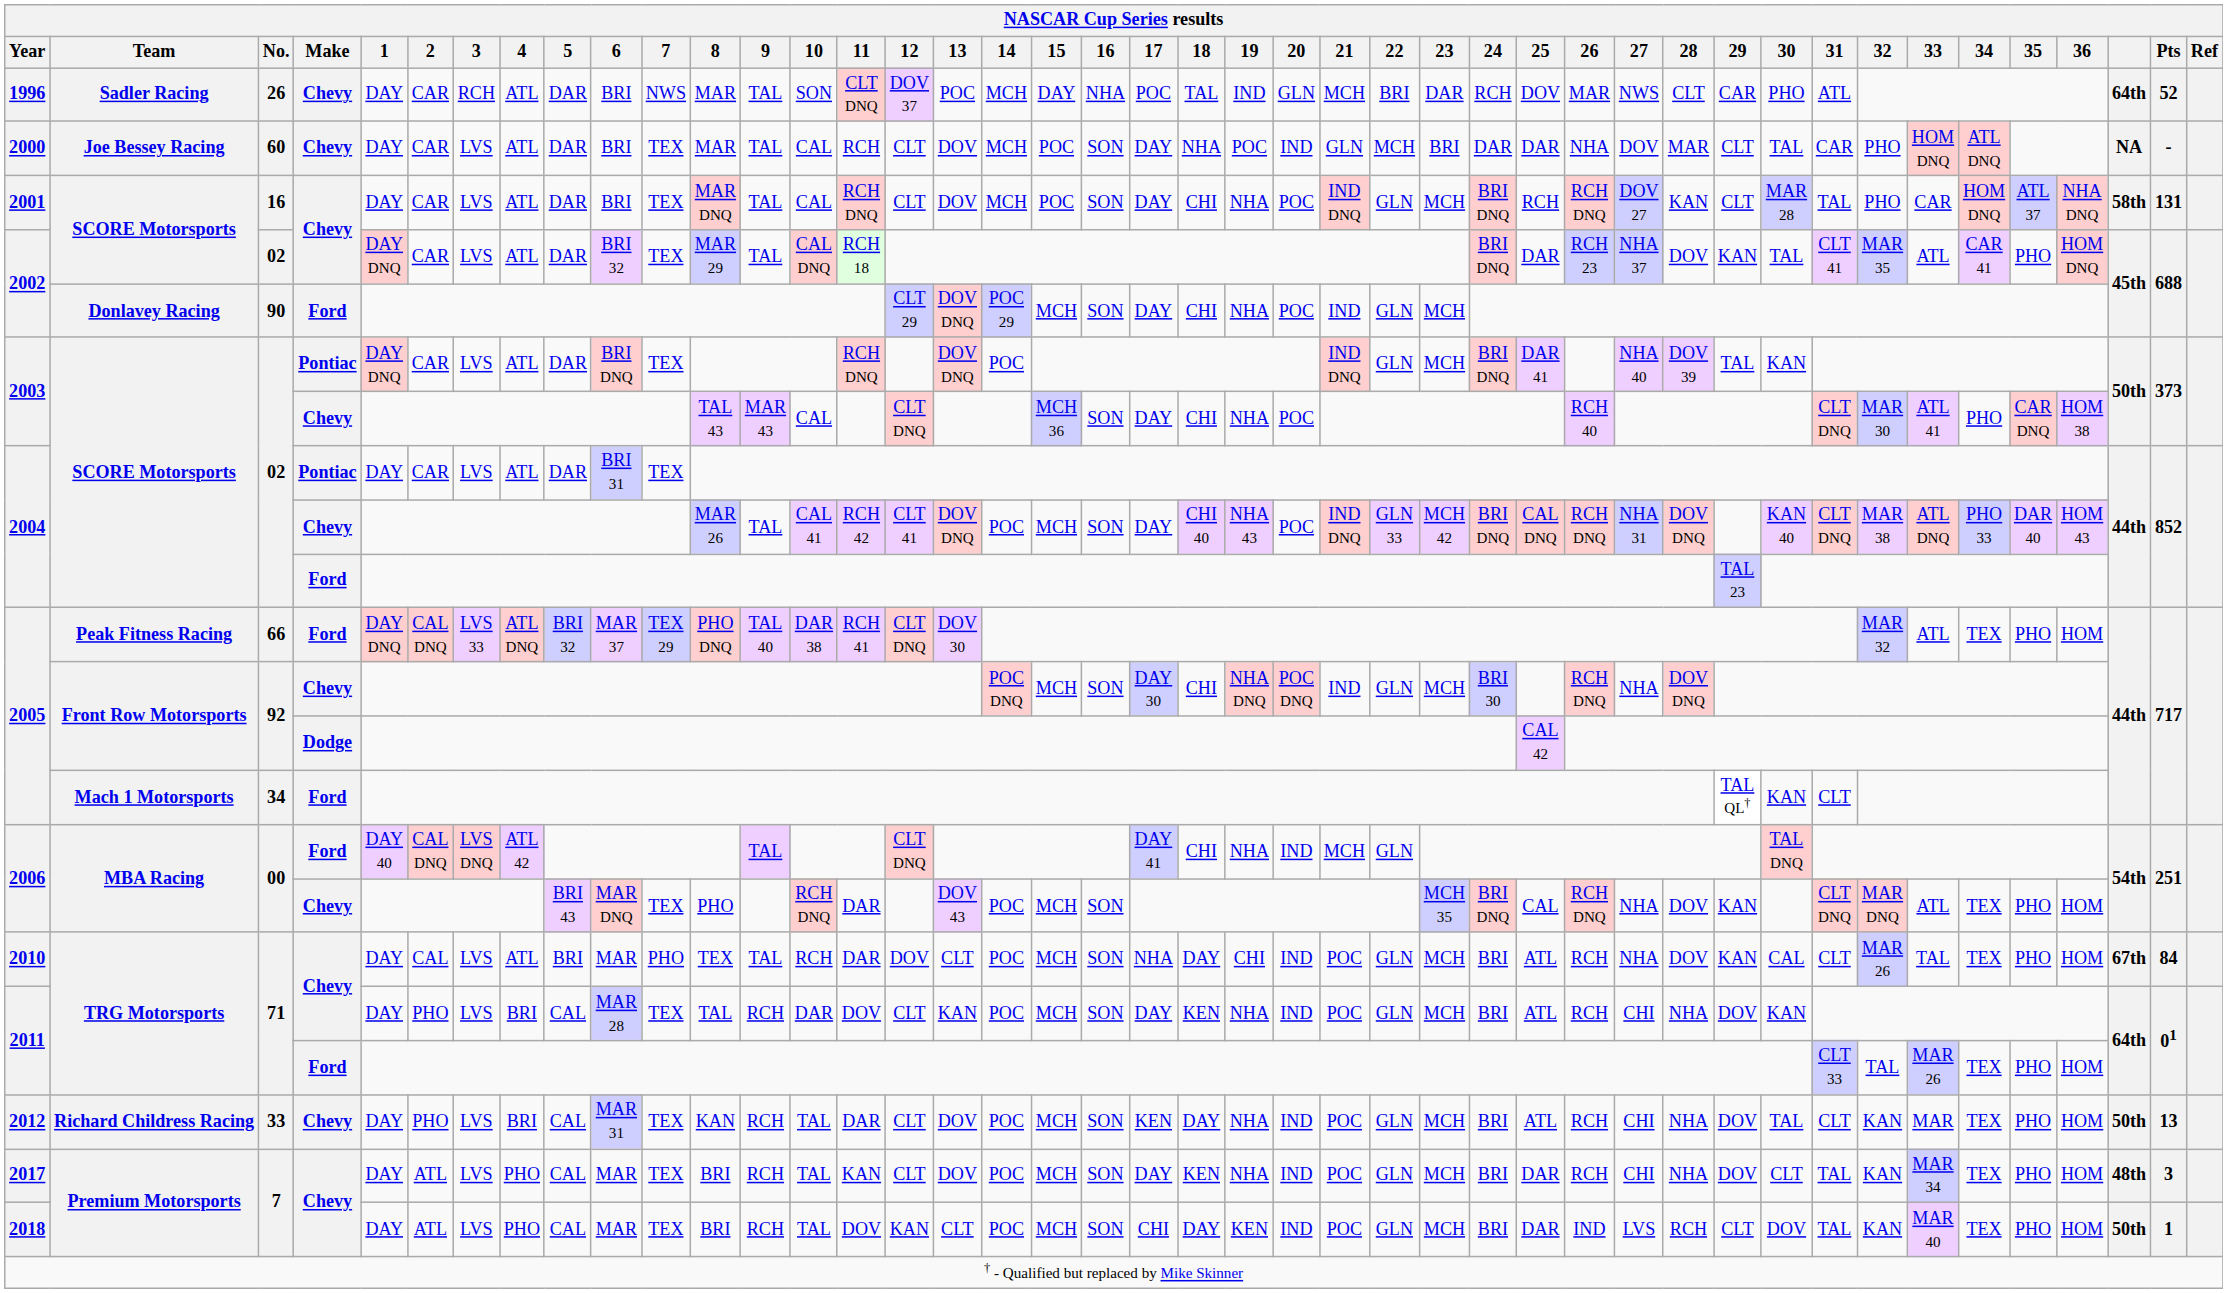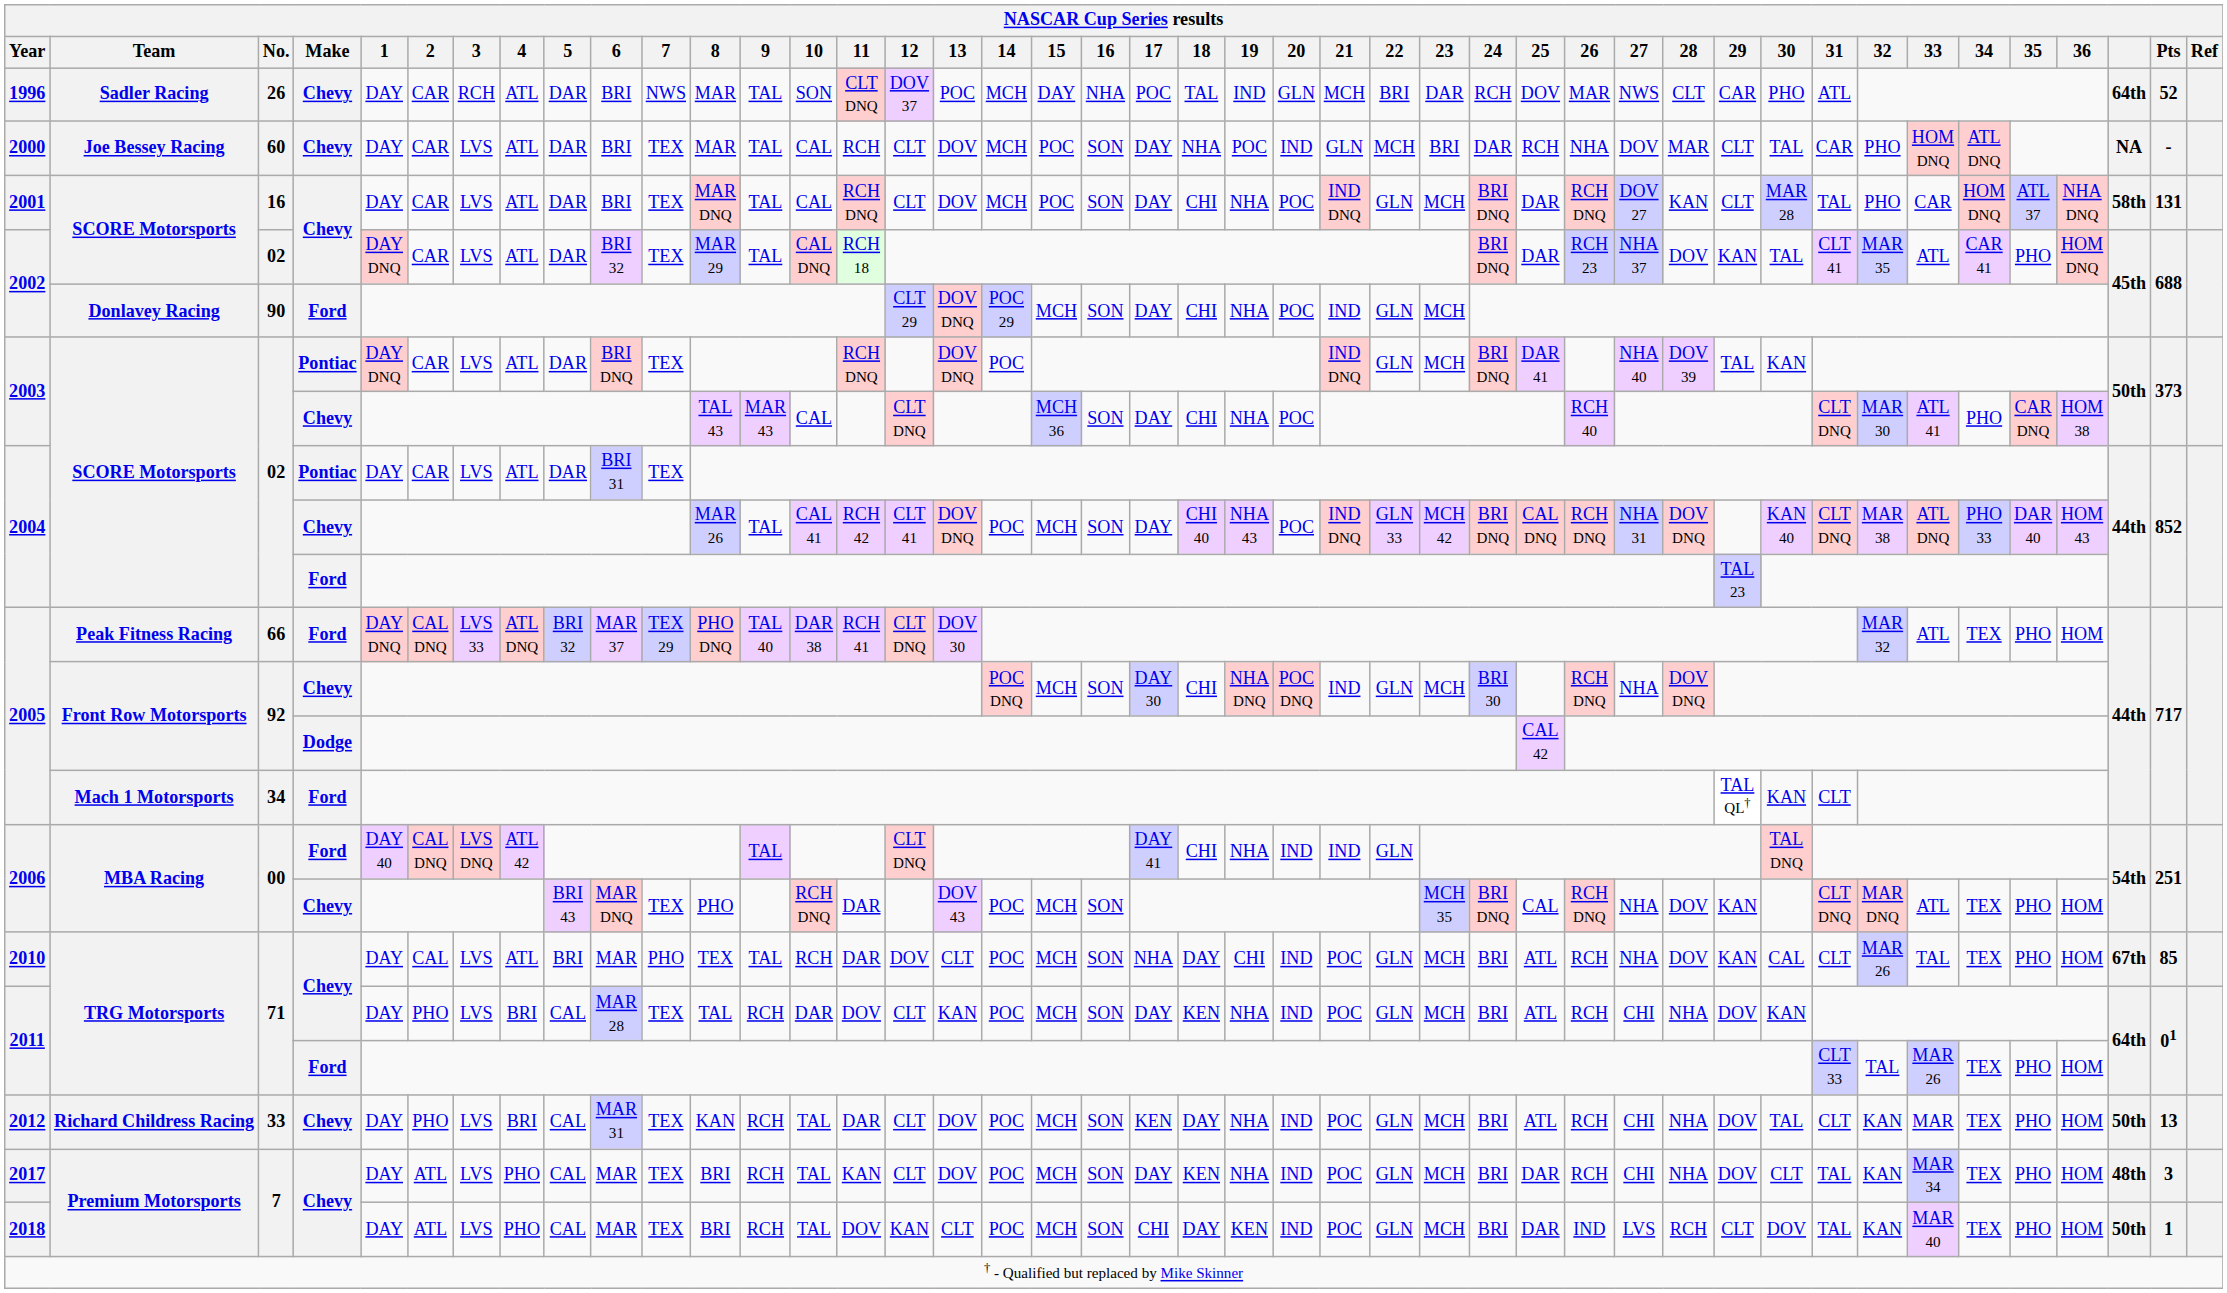(1540, 148) DAR -> (1540, 148) RCH
(1540, 202) RCH -> (1540, 202) DAR
(1344, 851) MCH -> (1344, 851) IND
(2169, 959) 84 -> (2169, 959) 85
